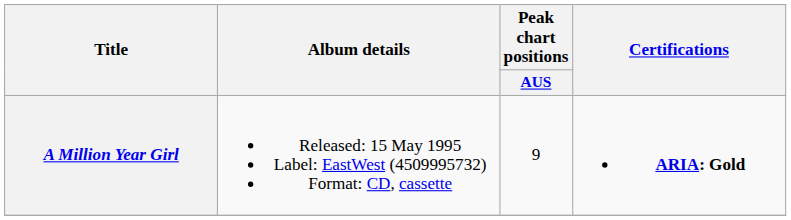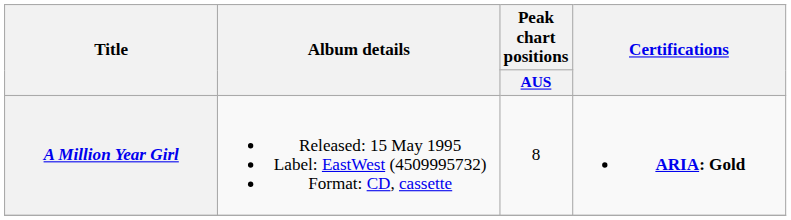(536, 155) 9 -> (536, 155) 8
